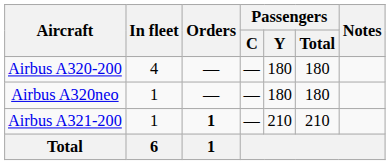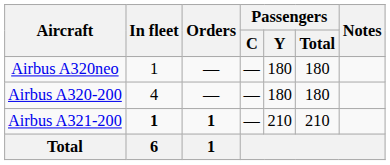rows swapped: (65, 69) <-> (65, 95)
(154, 120) normal -> (154, 120) bold
